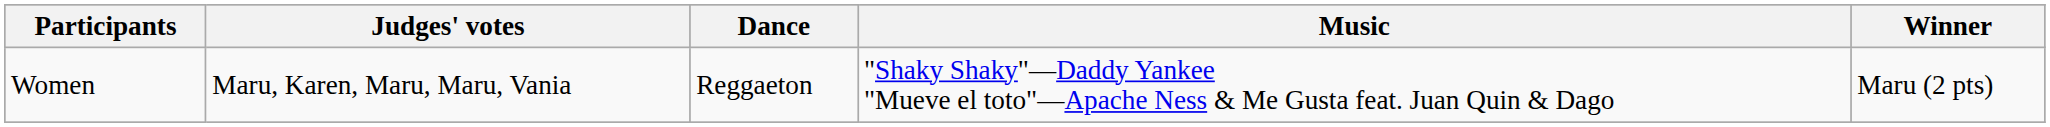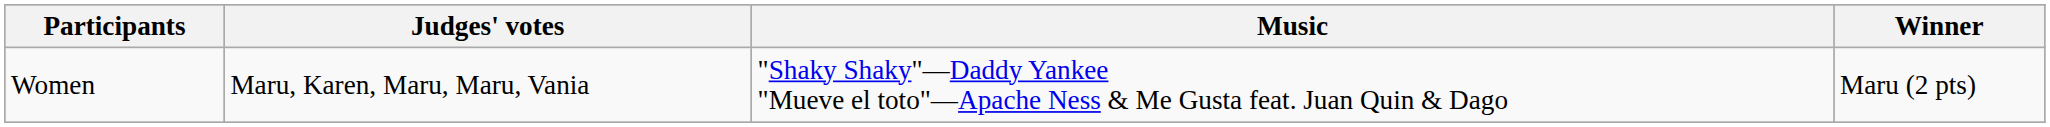- column: (774, 26)
